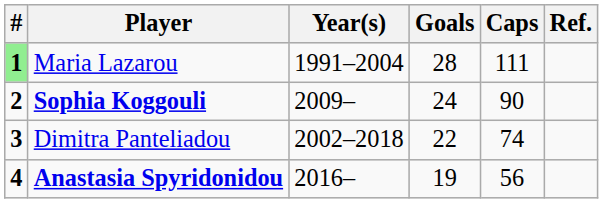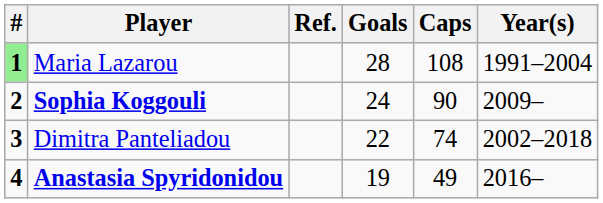columns swapped: (349, 23) <-> (571, 23)
(512, 62) 111 -> (445, 62) 108
(512, 178) 56 -> (445, 178) 49
